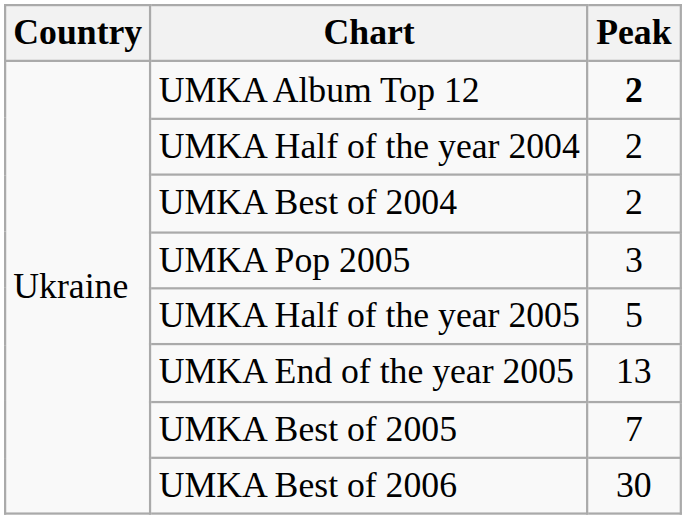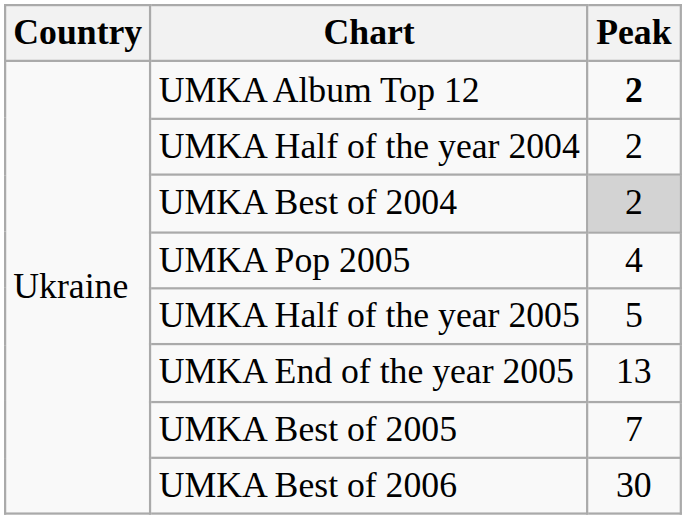(634, 202) no background -> (634, 202) lightgrey background
(634, 259) 3 -> (634, 259) 4
